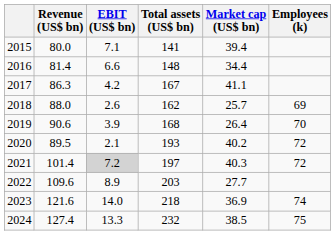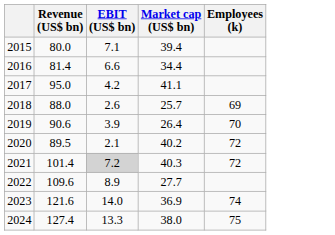- column: (171, 20)
(60, 85) 86.3 -> (60, 85) 95.0
(236, 220) 38.5 -> (171, 220) 38.0
